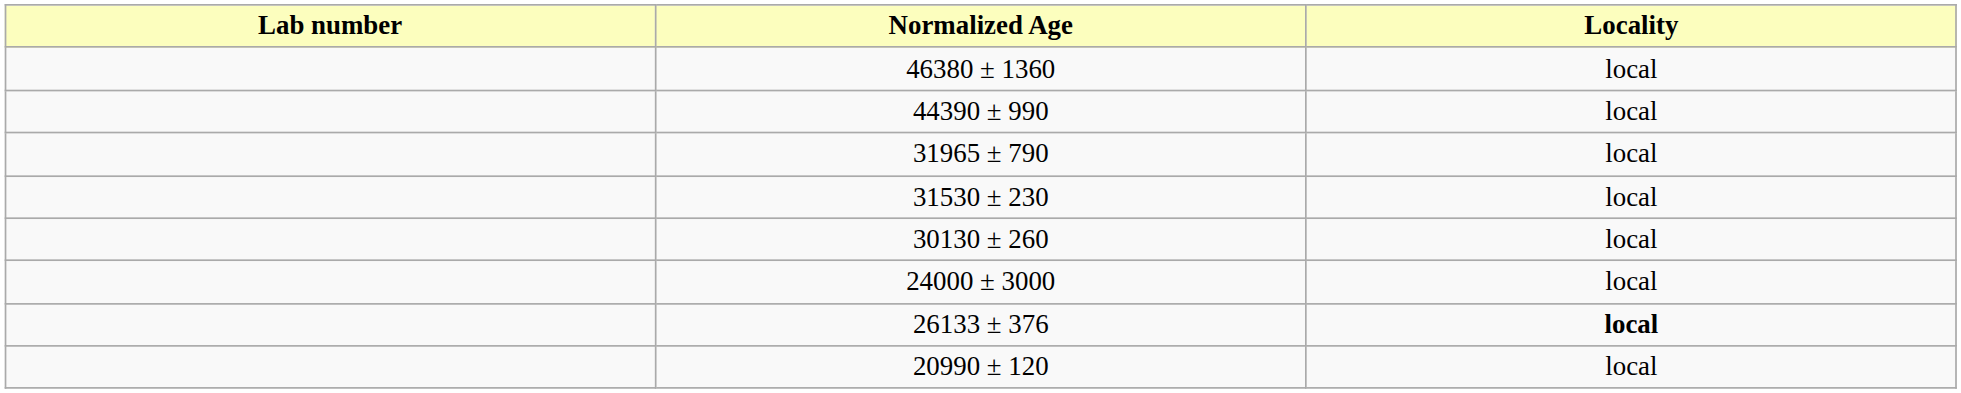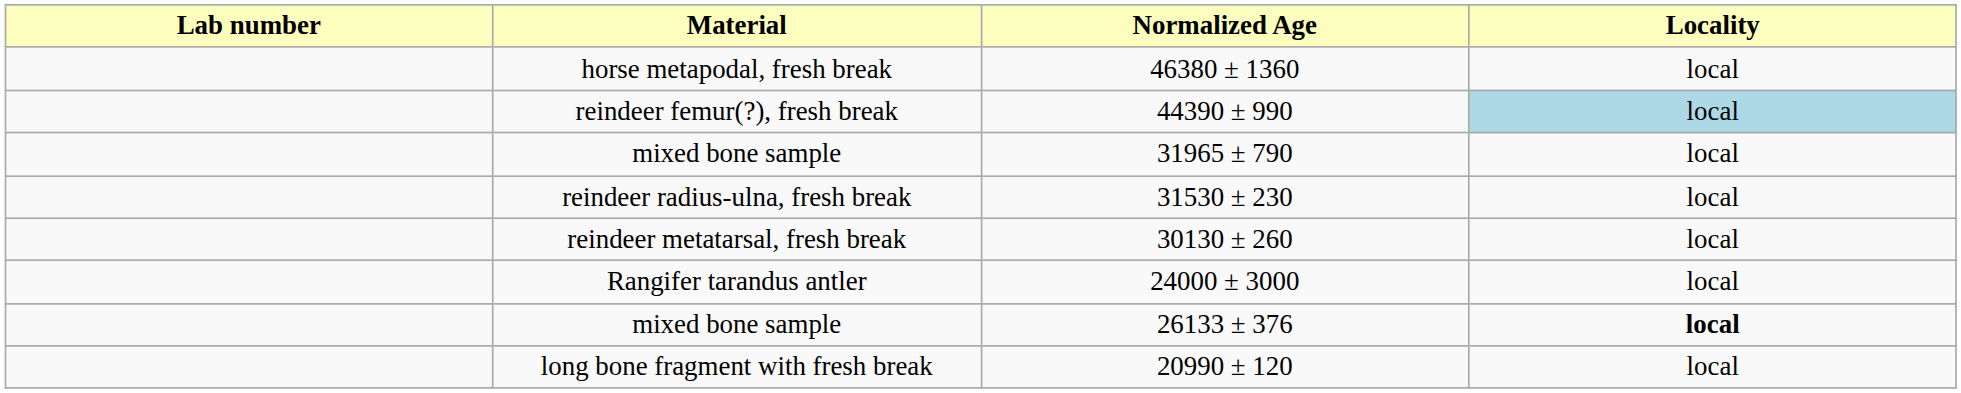+ column: (737, 25)
(1631, 111) no background -> (1713, 111) lightblue background
